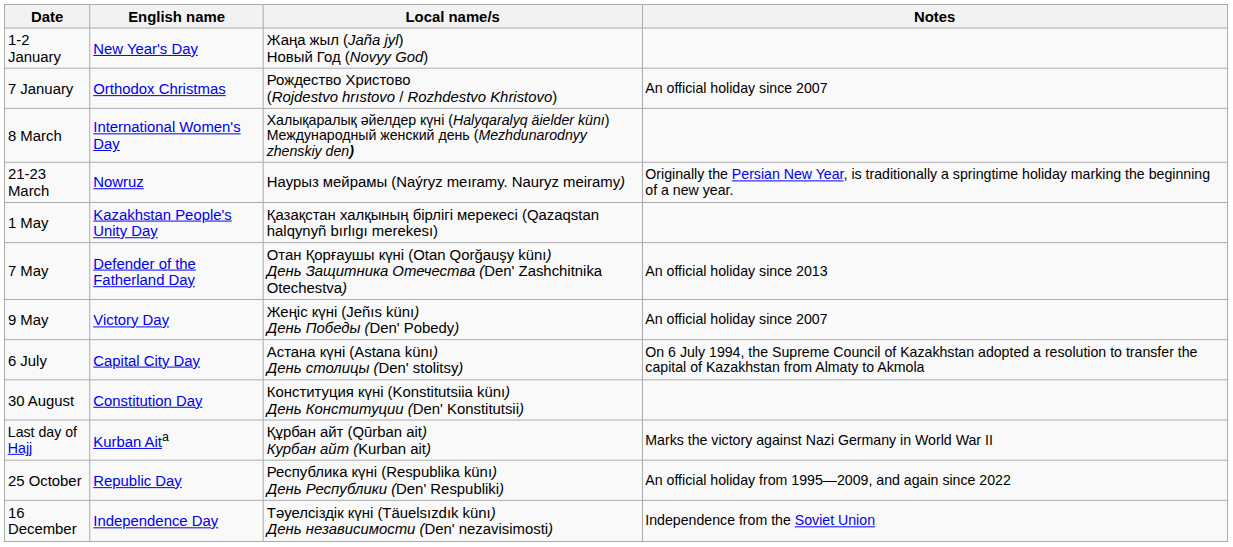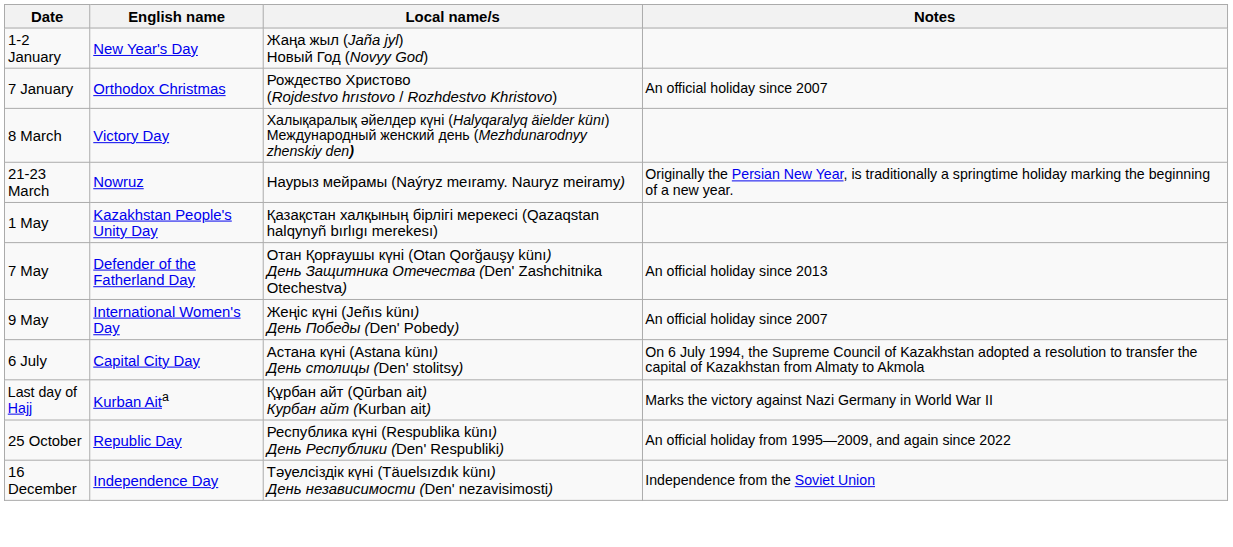(167, 136) International Women's Day -> (131, 136) Victory Day
(131, 320) Victory Day -> (167, 320) International Women's Day
- row: (41, 400)
